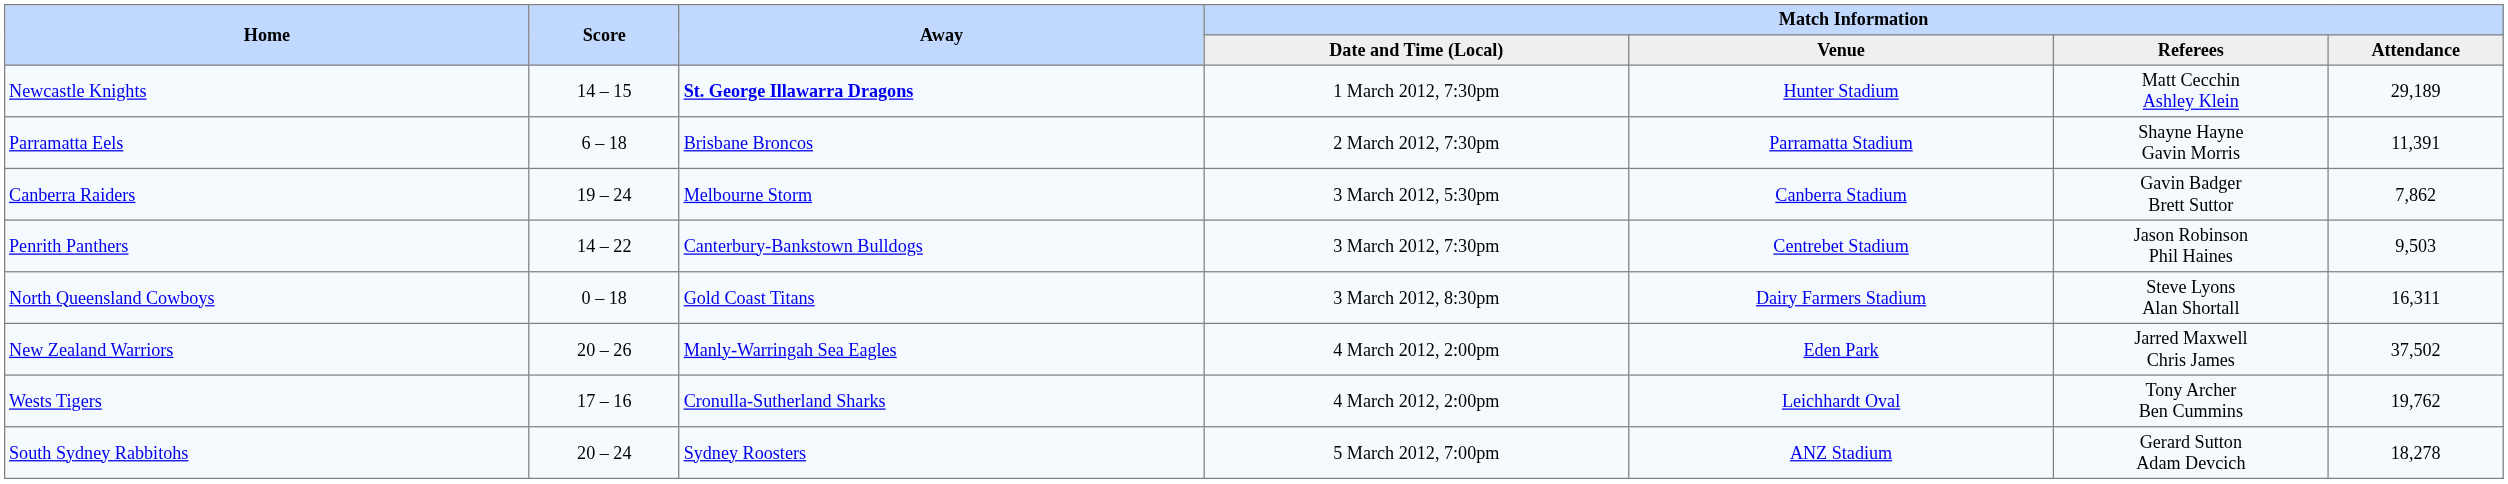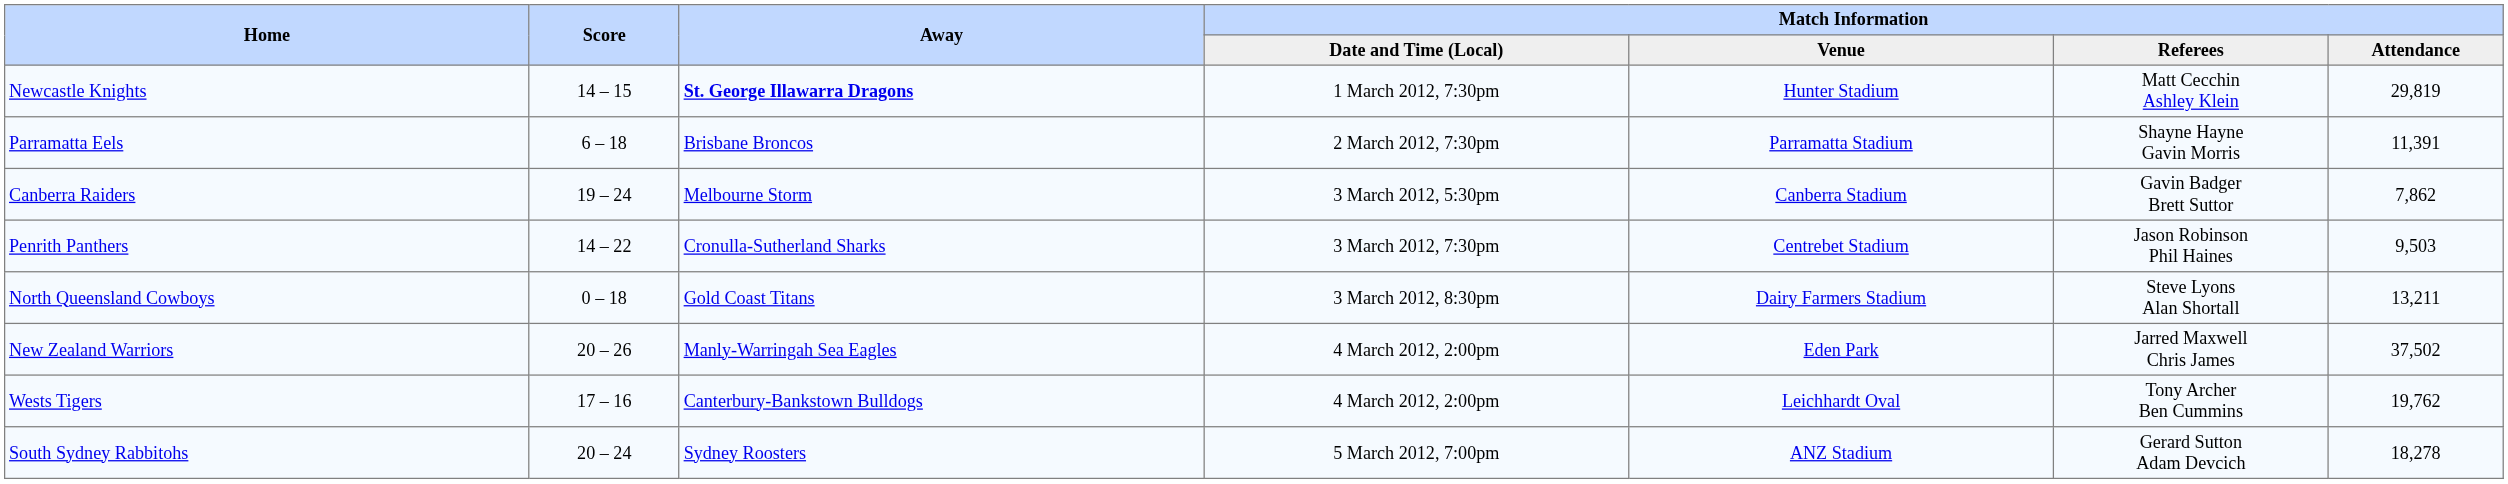(2416, 90) 29,189 -> (2416, 90) 29,819
(803, 245) Canterbury-Bankstown Bulldogs -> (785, 245) Cronulla-Sutherland Sharks
(2416, 297) 16,311 -> (2416, 297) 13,211
(785, 400) Cronulla-Sutherland Sharks -> (803, 400) Canterbury-Bankstown Bulldogs
